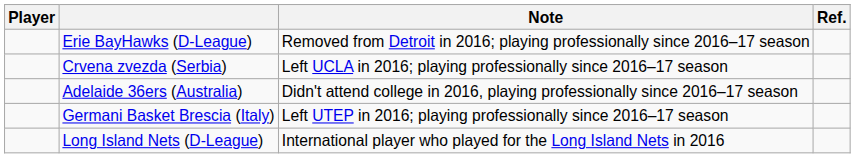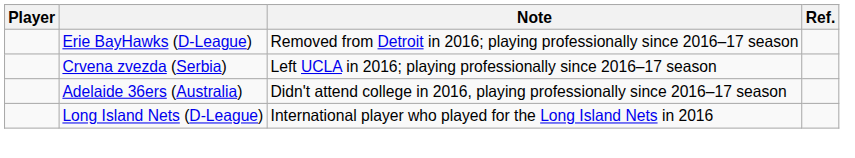- row: (168, 116)
